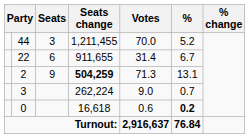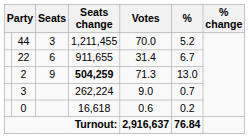(187, 74) 13.1 -> (187, 74) 13.0
(187, 108) bold -> (187, 108) normal
